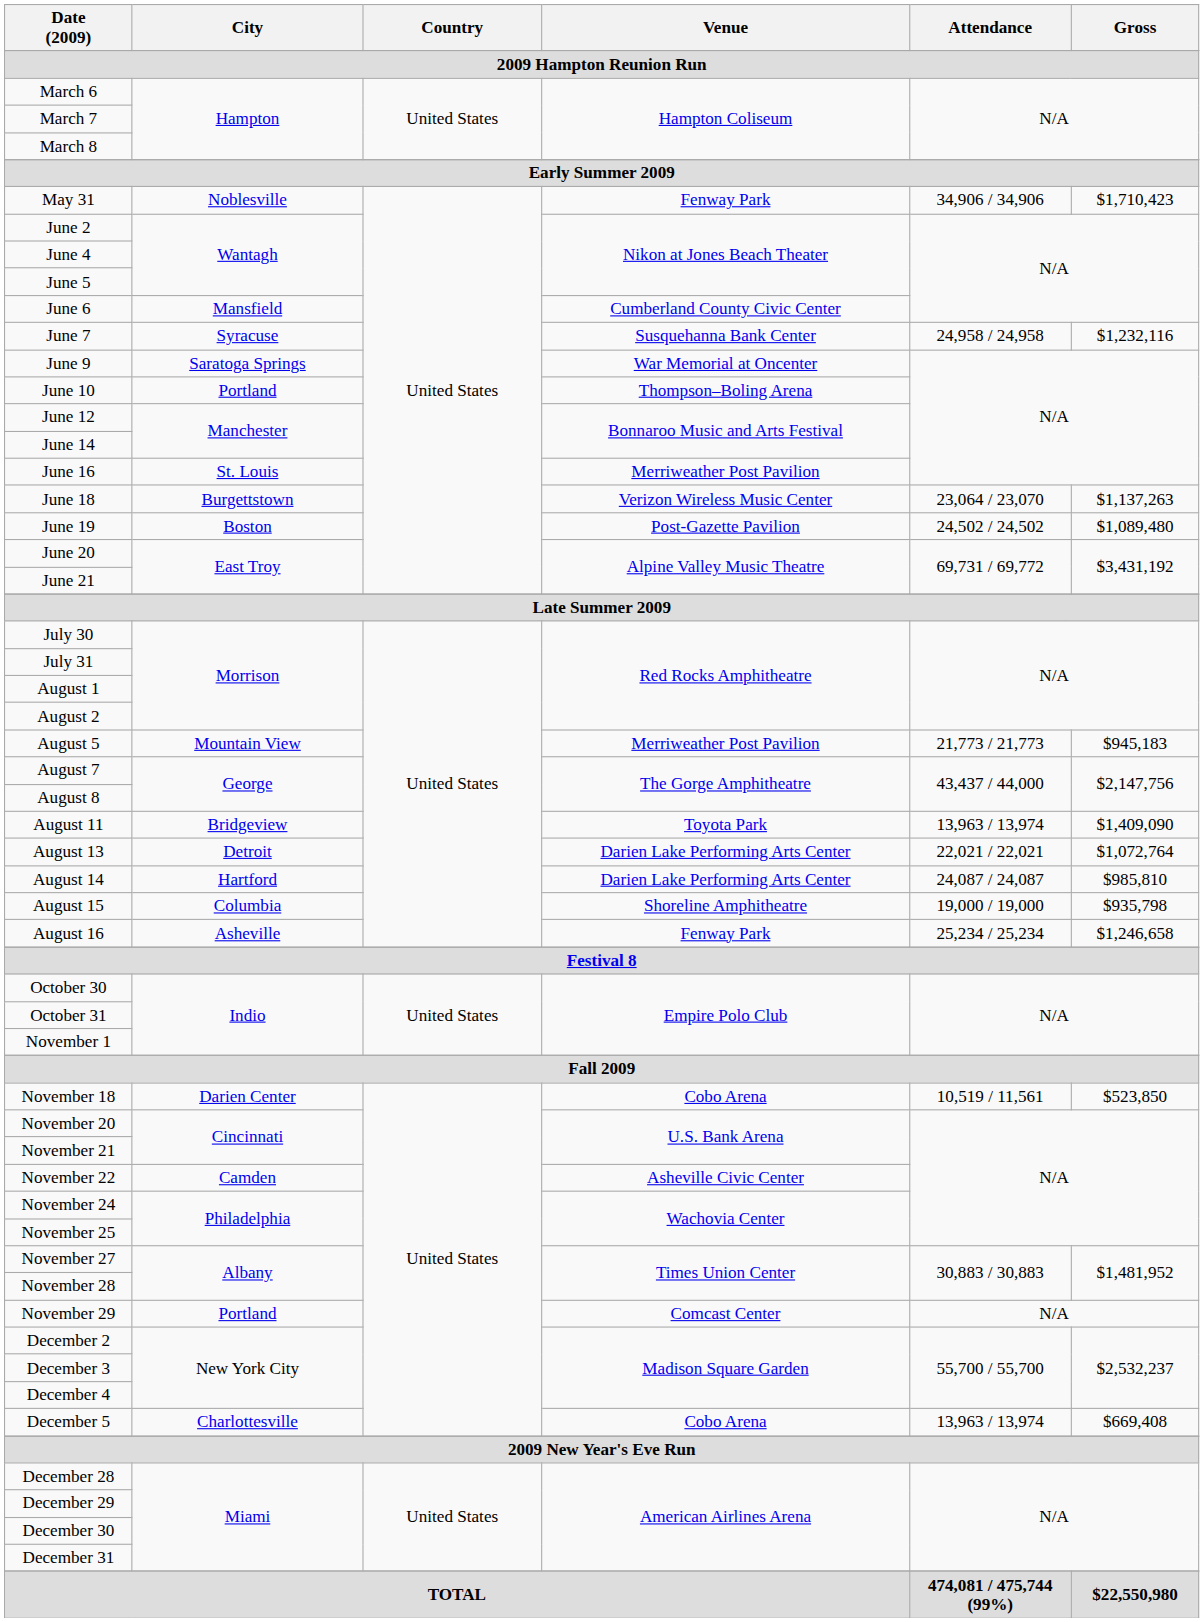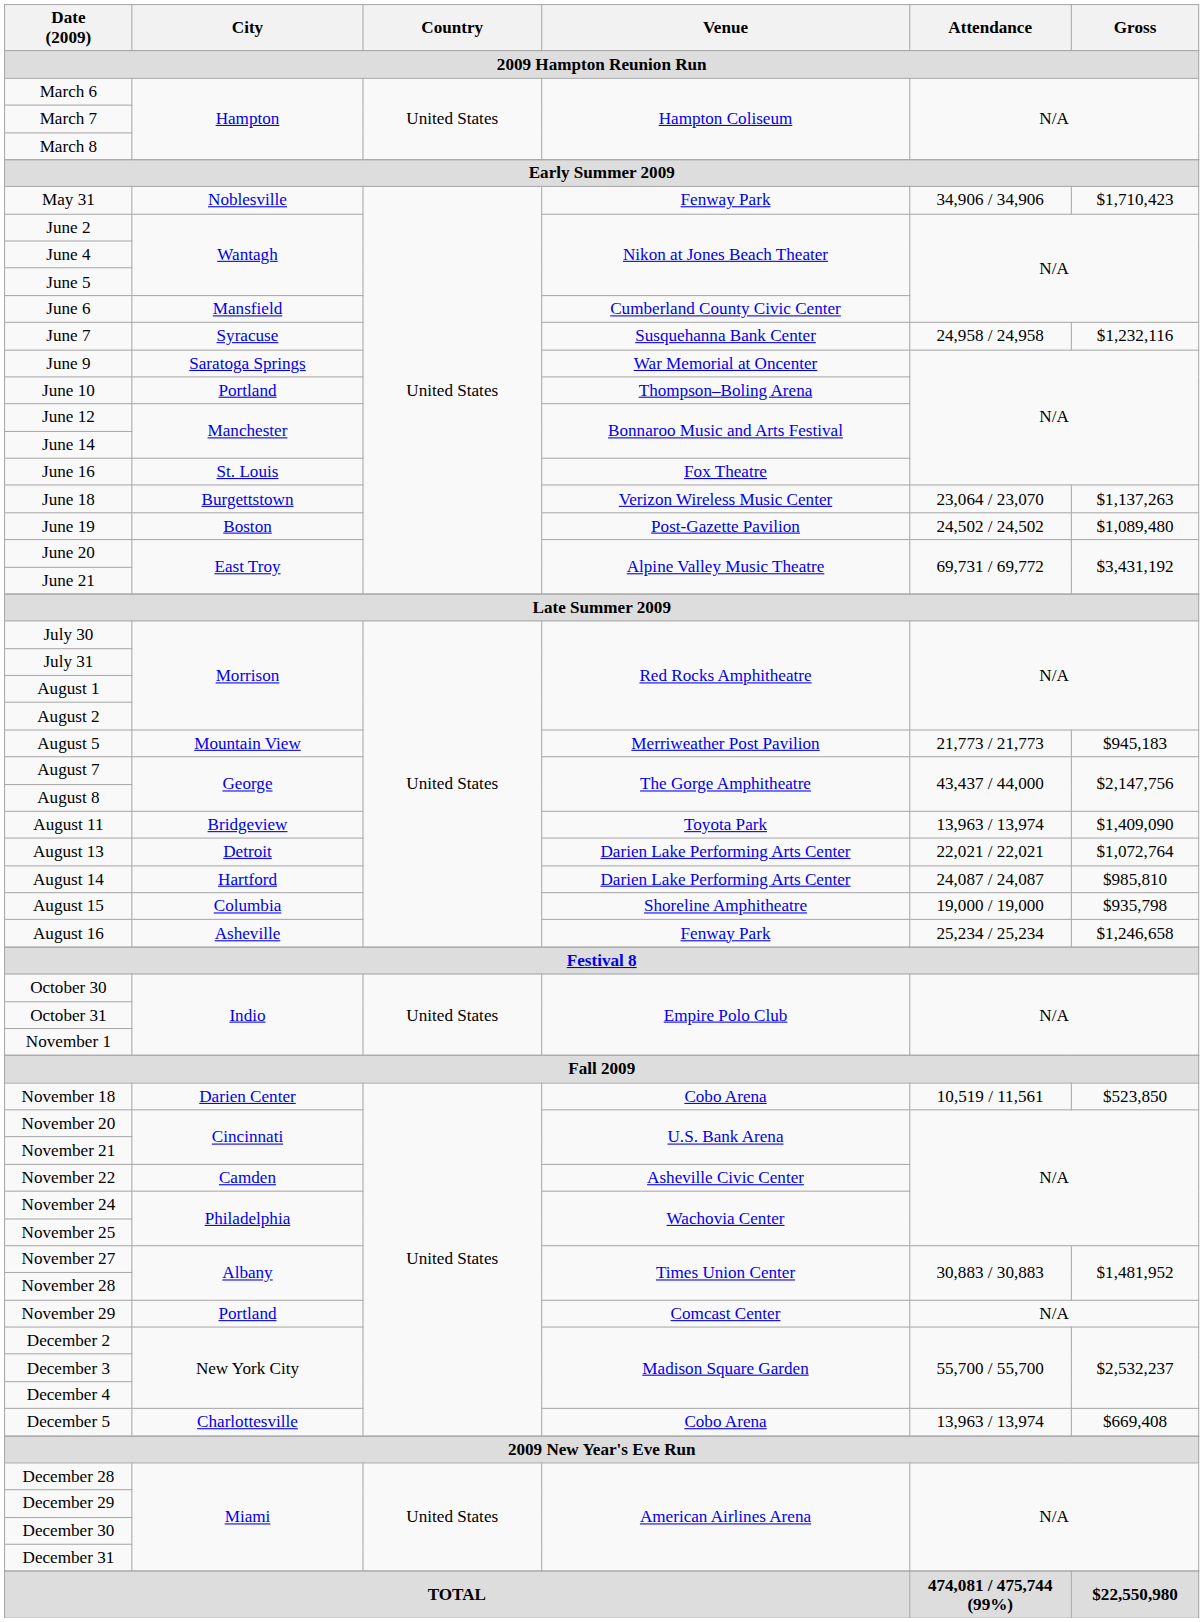(726, 471) Merriweather Post Pavilion -> (726, 471) Fox Theatre
